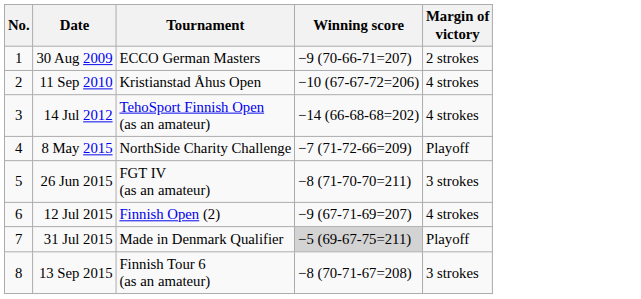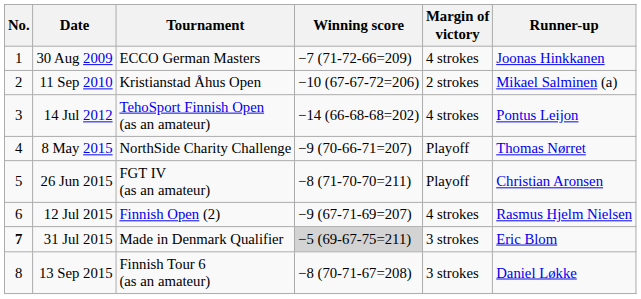+ column: (564, 25)
(355, 58) −9 (70-66-71=207) -> (355, 58) −7 (71-72-66=209)
(452, 58) 2 strokes -> (452, 58) 4 strokes
(452, 82) 4 strokes -> (452, 82) 2 strokes
(355, 149) −7 (71-72-66=209) -> (355, 149) −9 (70-66-71=207)
(452, 182) 3 strokes -> (447, 182) Playoff
(19, 239) normal -> (19, 239) bold
(447, 239) Playoff -> (452, 239) 3 strokes
